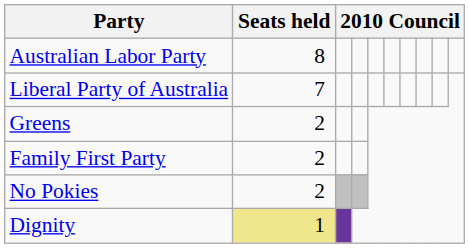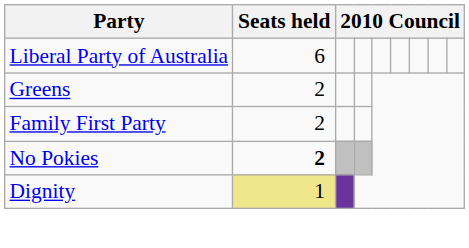- row: (108, 55)
(322, 89) 7 -> (322, 55) 6
(322, 191) normal -> (322, 157) bold
